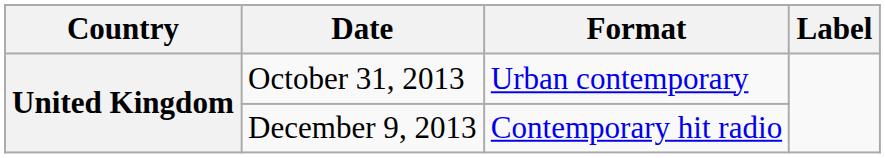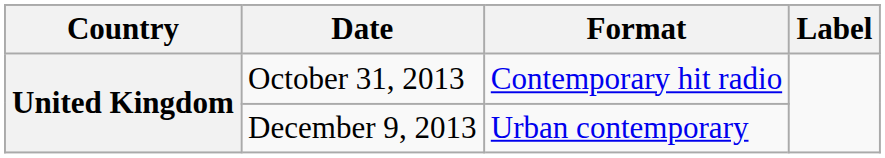(620, 78) Urban contemporary -> (636, 78) Contemporary hit radio
(636, 127) Contemporary hit radio -> (620, 127) Urban contemporary
